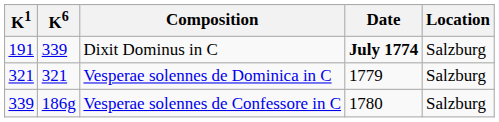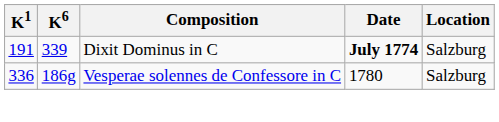- row: (208, 76)
(21, 103) 339 -> (21, 76) 336
